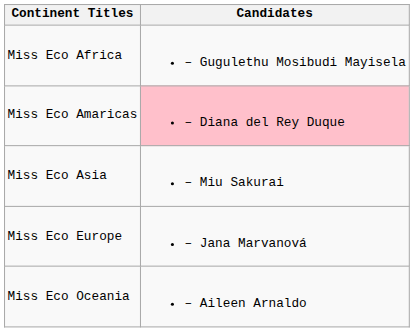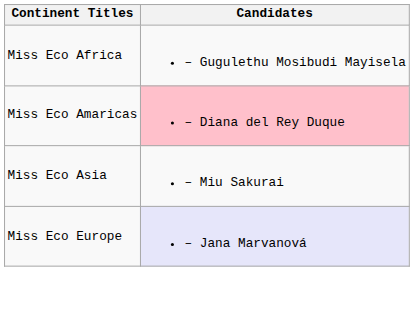(275, 244) no background -> (275, 244) lavender background
- row: (69, 297)
